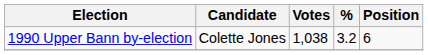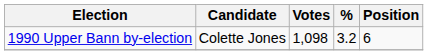(310, 38) 1,038 -> (310, 38) 1,098
